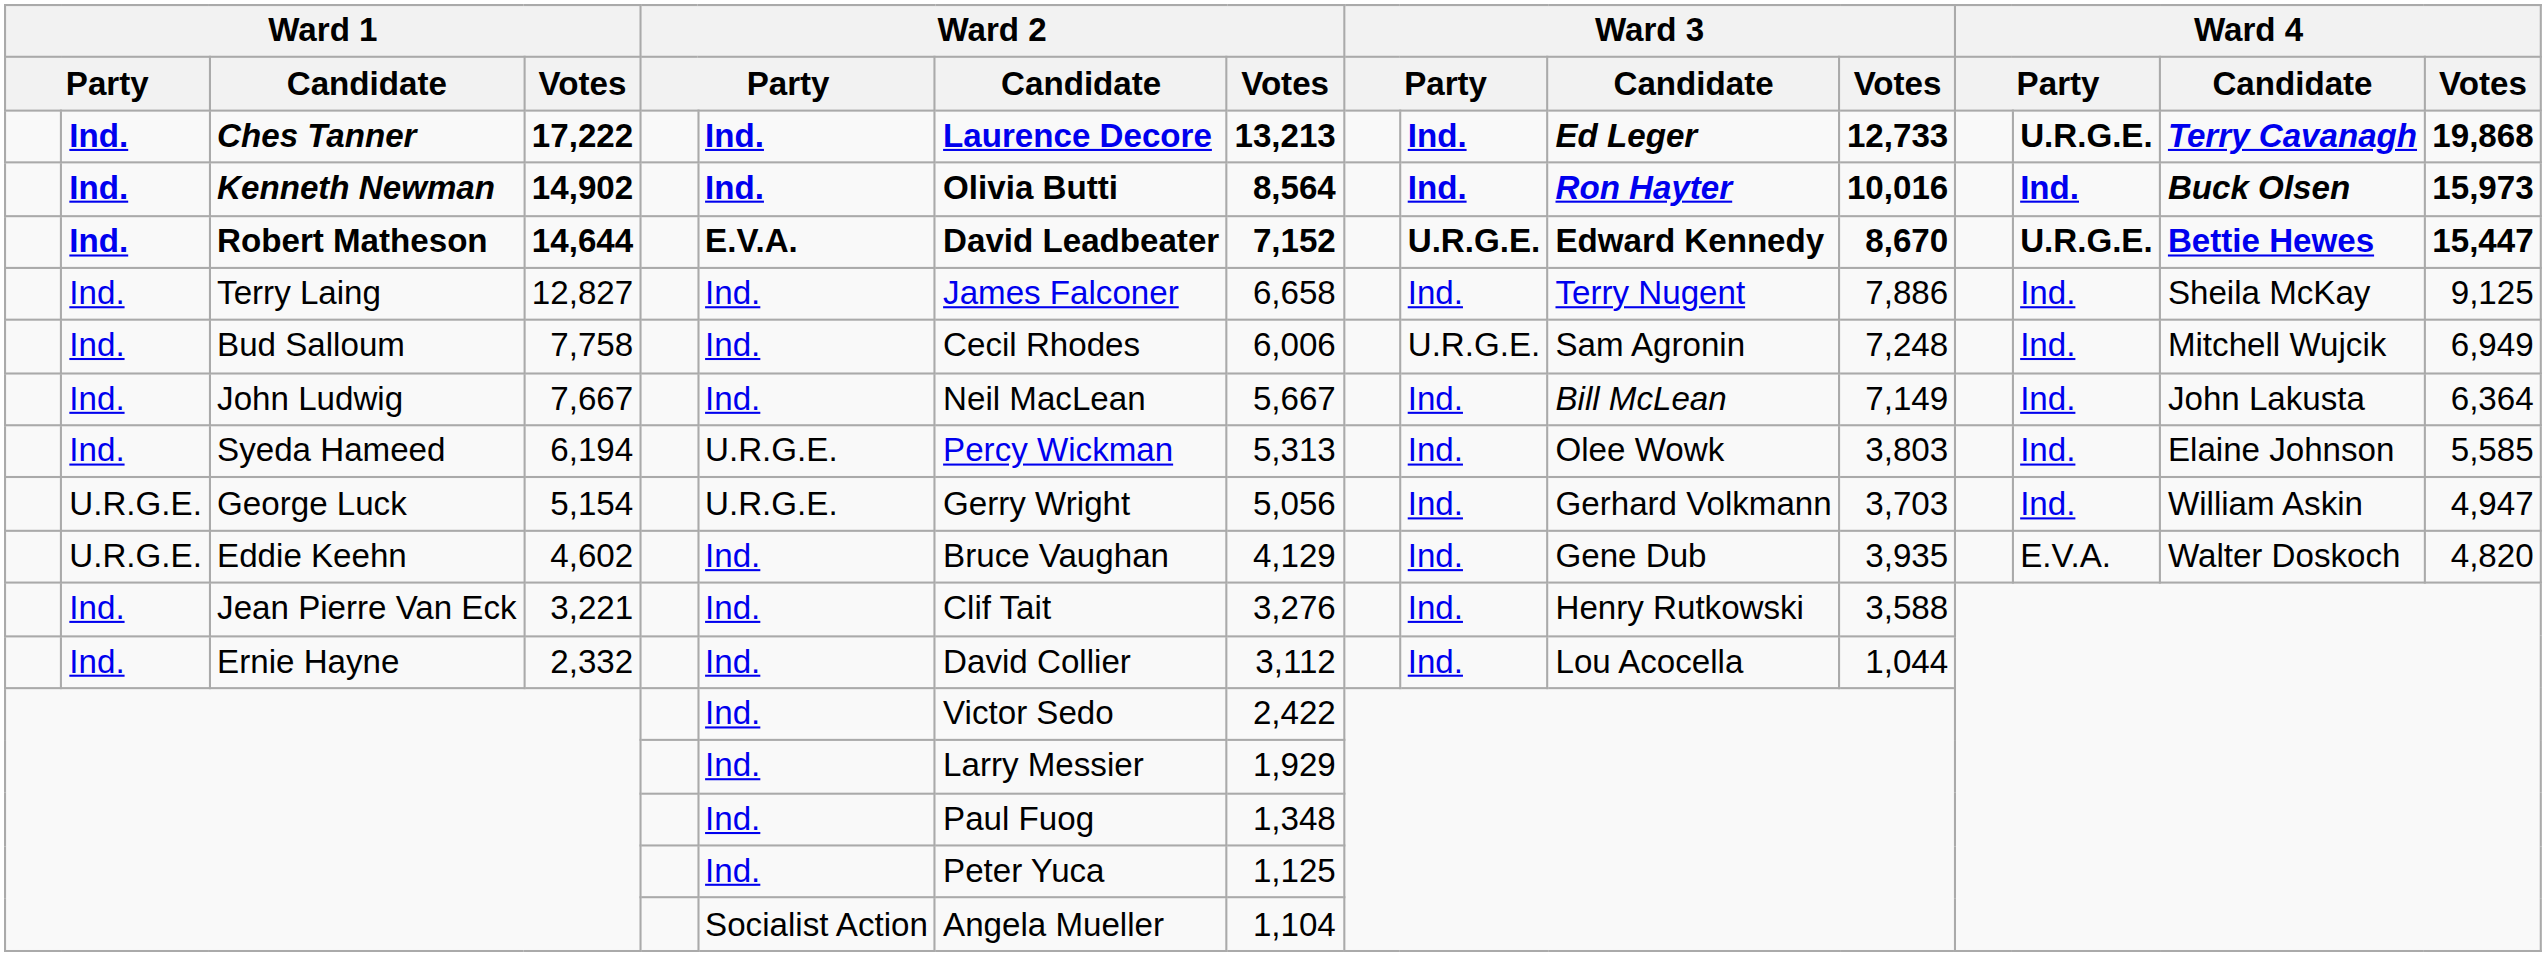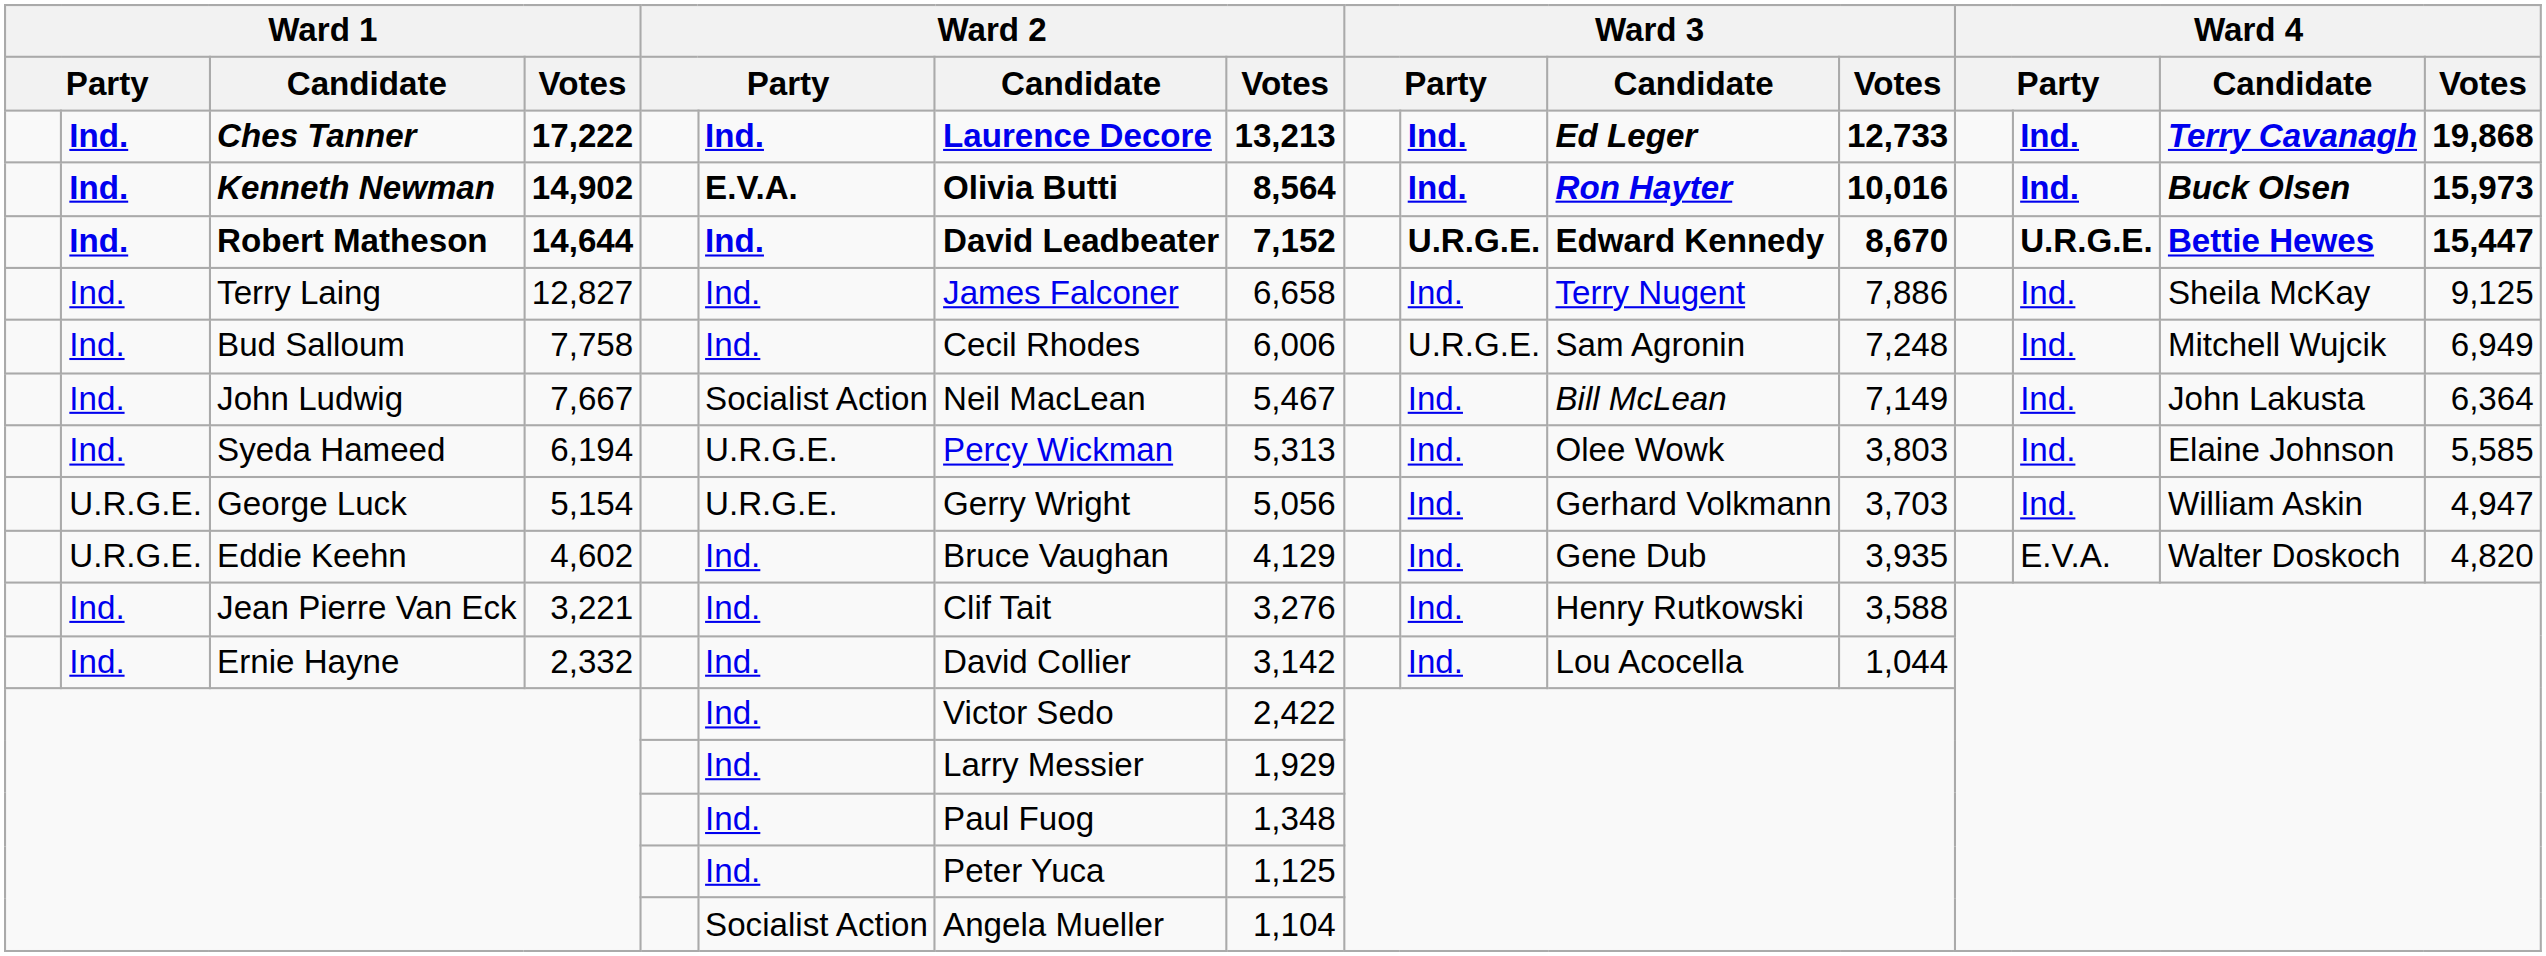(2086, 135) U.R.G.E. -> (2050, 135) Ind.
(735, 188) Ind. -> (751, 188) E.V.A.
(751, 240) E.V.A. -> (735, 240) Ind.
(733, 398) Ind. -> (816, 398) Socialist Action
(1294, 398) 5,667 -> (1294, 398) 5,467
(1296, 661) 3,112 -> (1294, 661) 3,142
